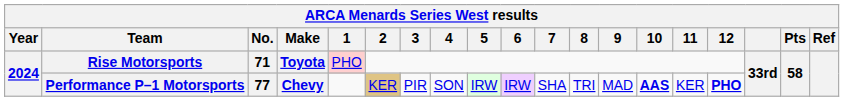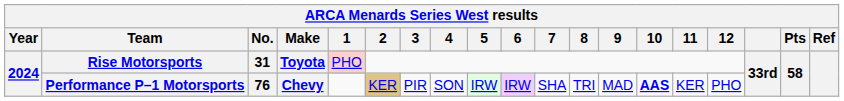(262, 62) 71 -> (262, 62) 31
(262, 85) 77 -> (262, 85) 76
(726, 85) bold -> (726, 85) normal
